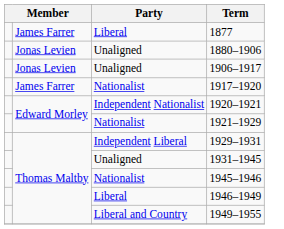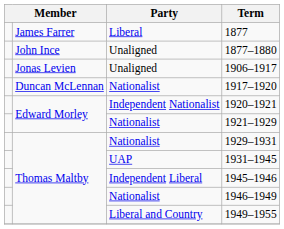+ row: (251, 50)
- row: (235, 50)
(45, 86) James Farrer -> (60, 86) Duncan McLennan
(140, 141) Independent Liberal -> (134, 141) Nationalist
(118, 159) Unaligned -> (121, 159) UAP
(119, 178) Nationalist -> (156, 178) Independent Liberal
(110, 196) Liberal -> (134, 196) Nationalist
